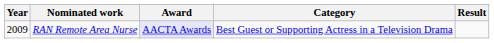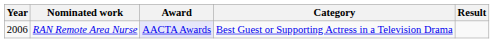(17, 29) 2009 -> (17, 29) 2006
